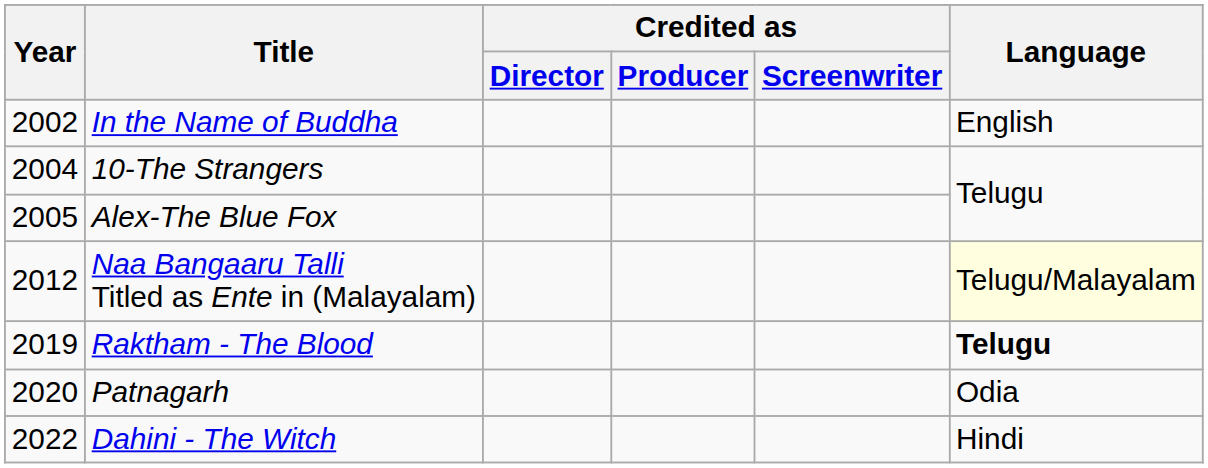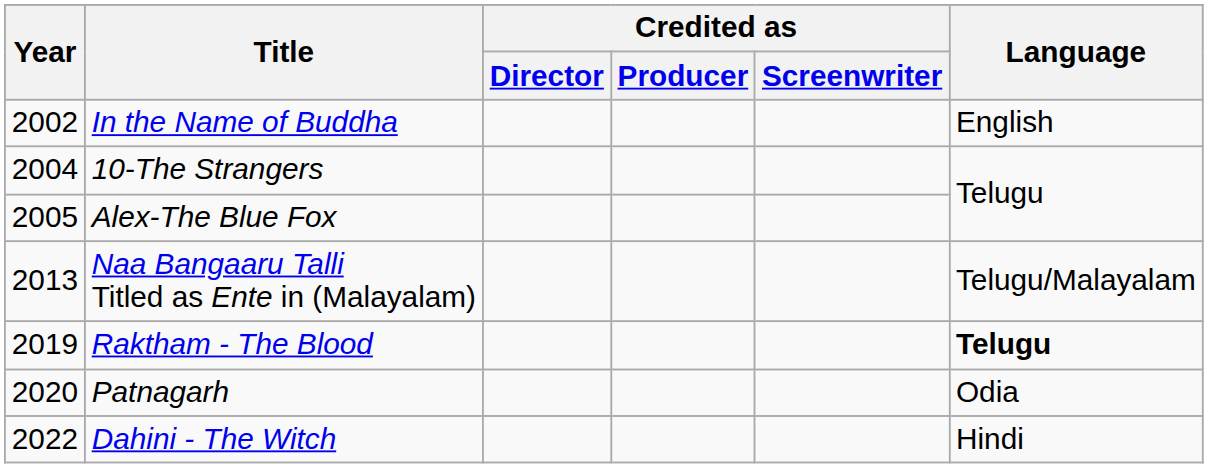(45, 280) 2012 -> (45, 280) 2013
(1076, 280) lightyellow background -> (1076, 280) no background
